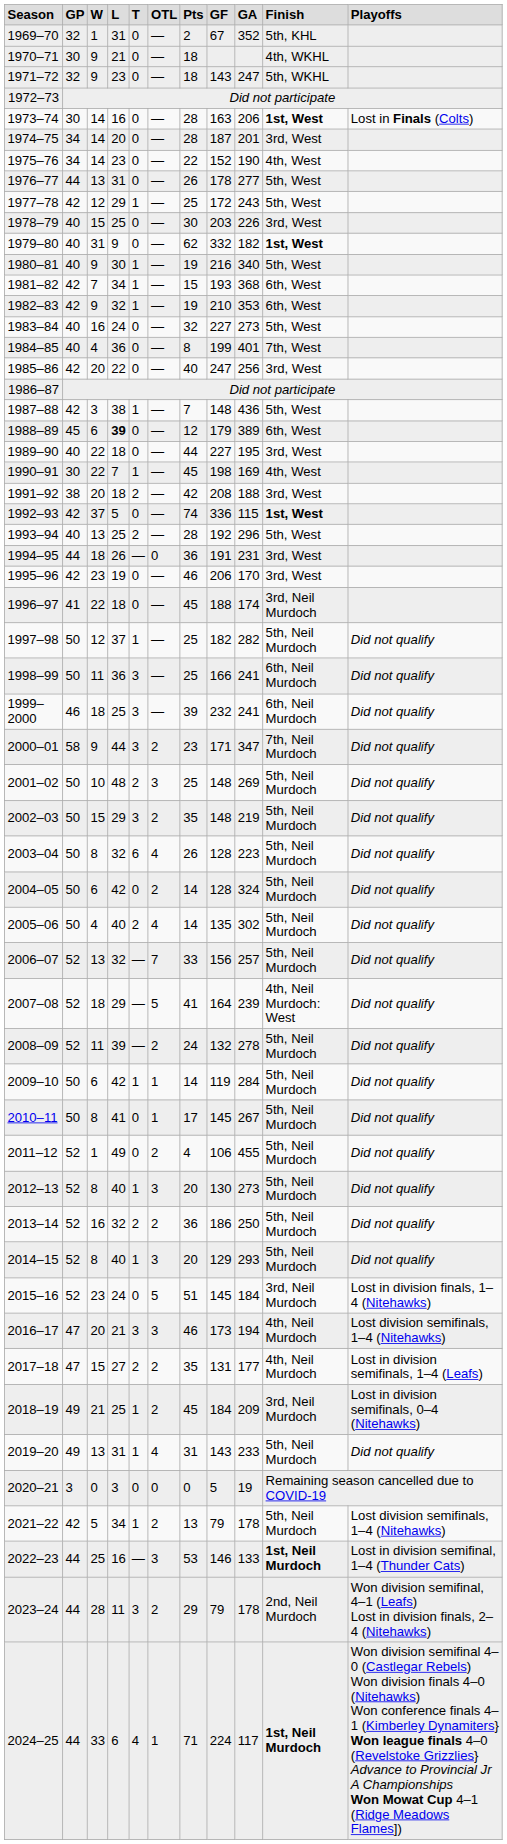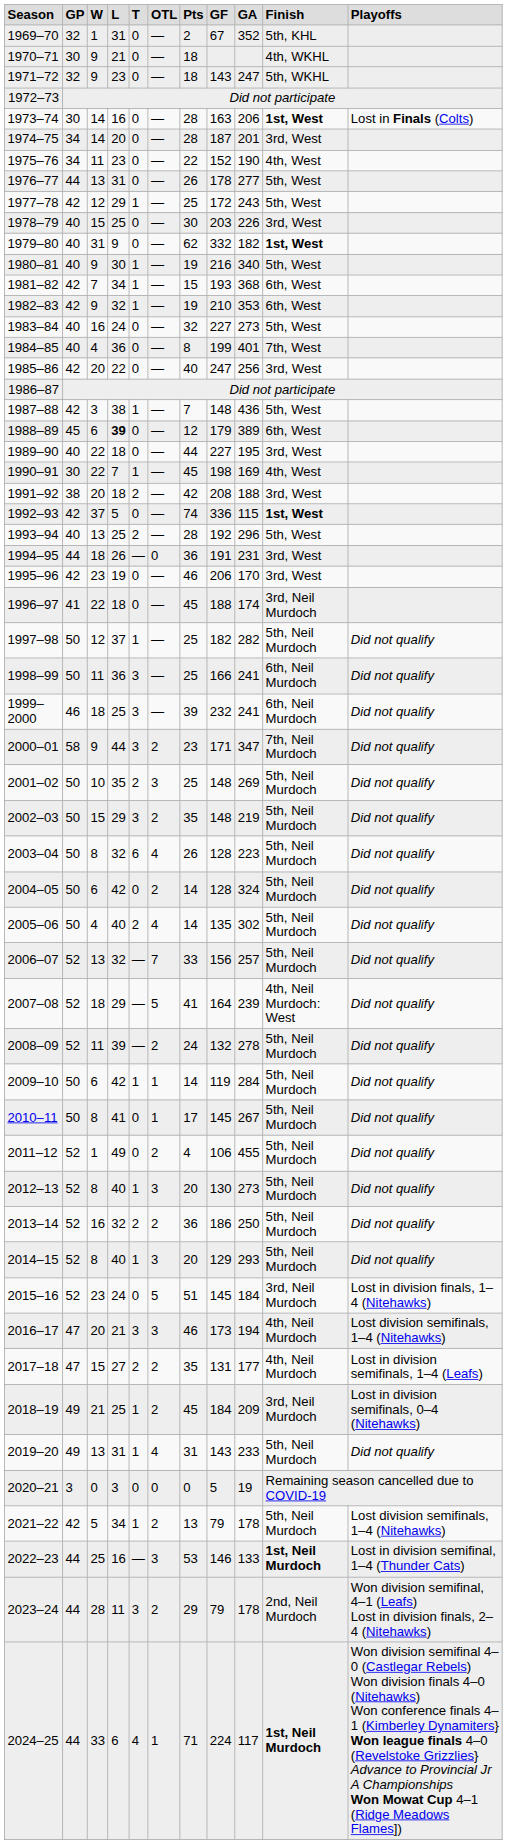(98, 160) 14 -> (97, 160) 11
(118, 782) 48 -> (118, 782) 35
